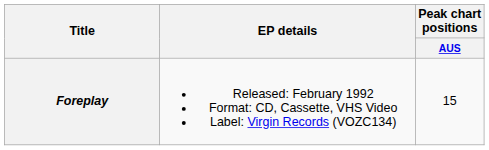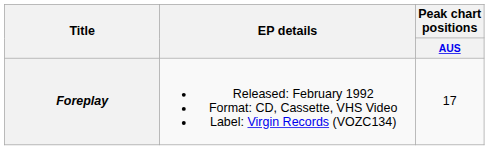(450, 101) 15 -> (450, 101) 17
